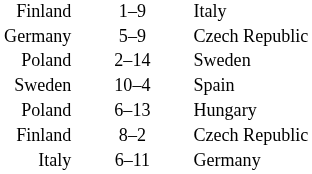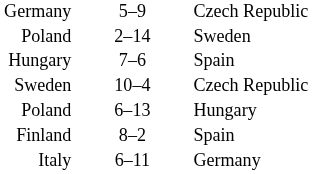- row: (132, 11)
+ row: (132, 60)
(214, 85) Spain -> (251, 85) Czech Republic
(251, 135) Czech Republic -> (214, 135) Spain
